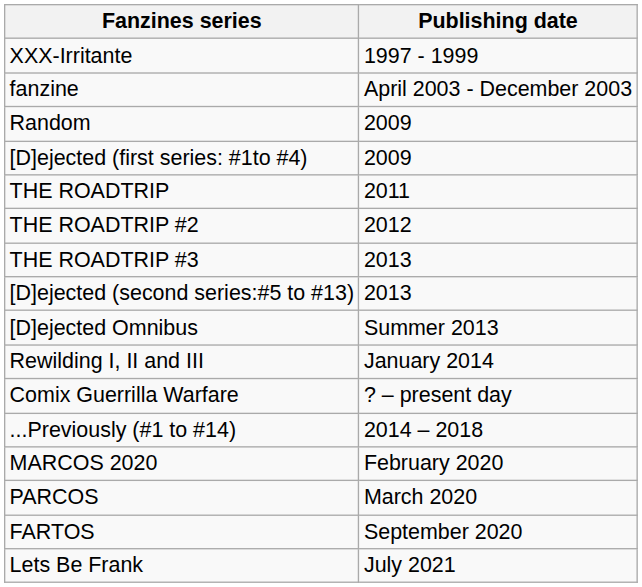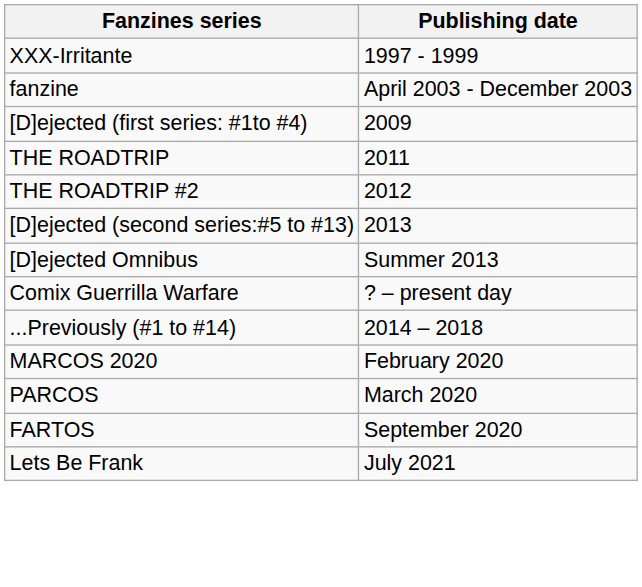- row: (50, 123)
- row: (104, 259)
- row: (107, 361)
